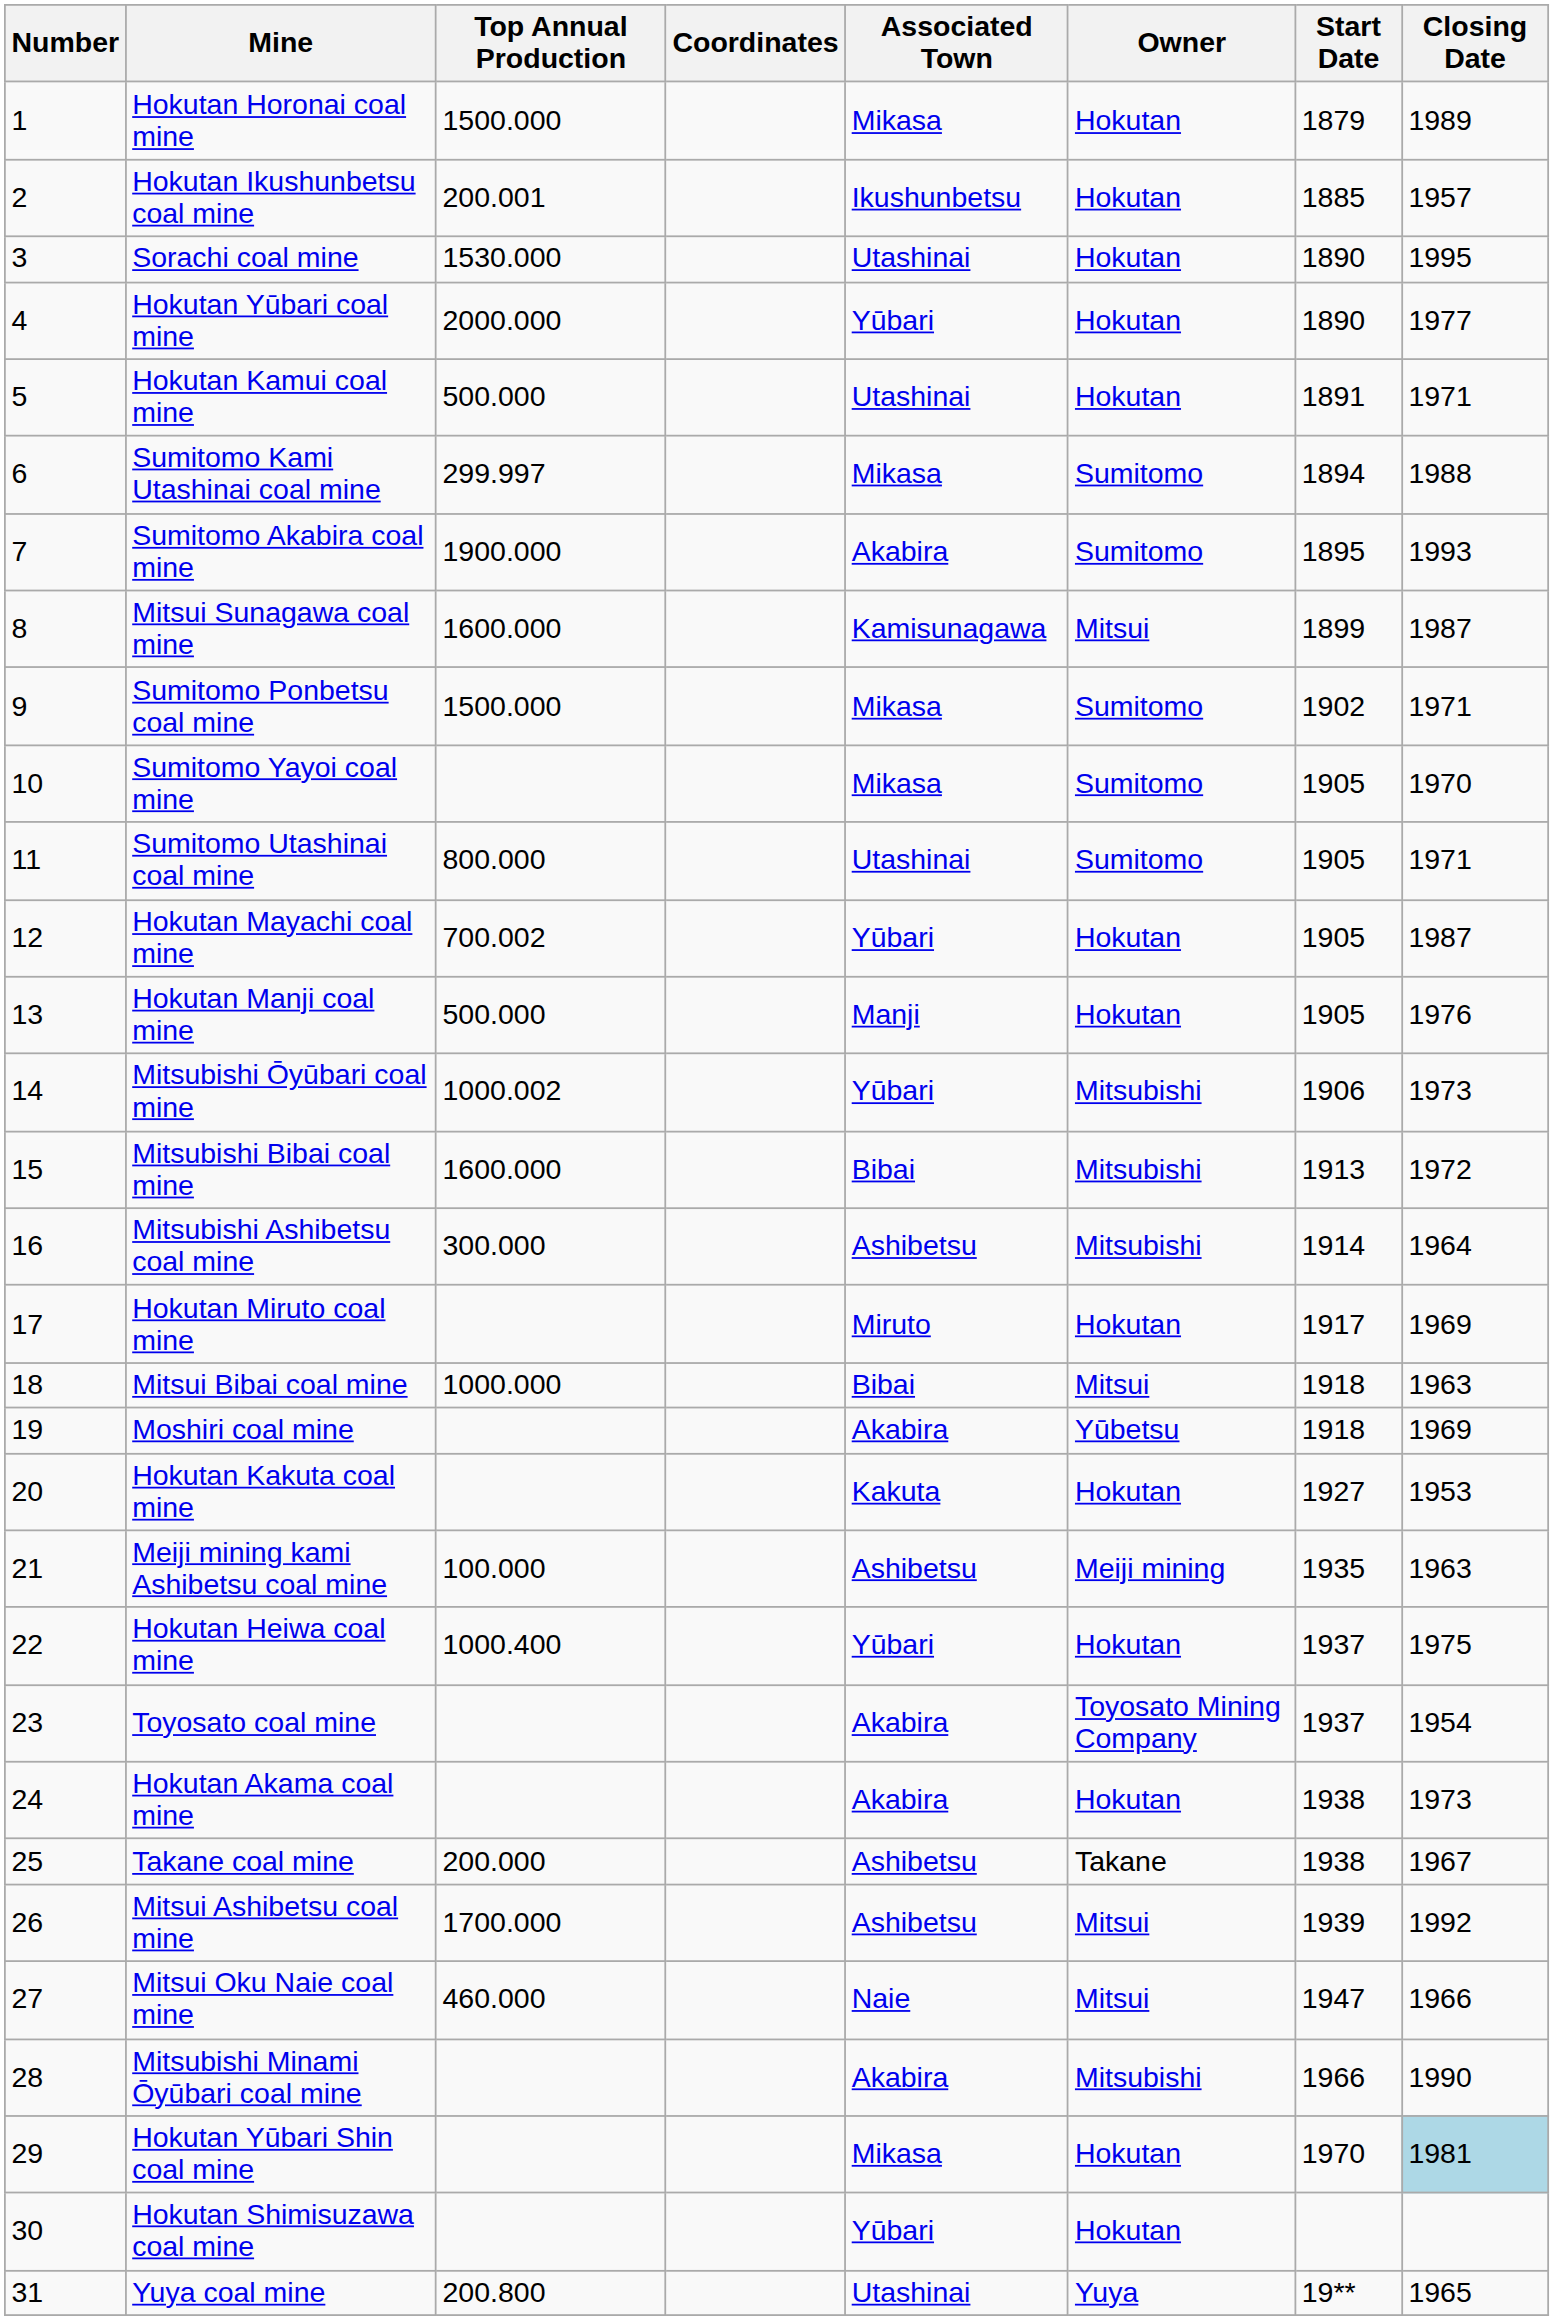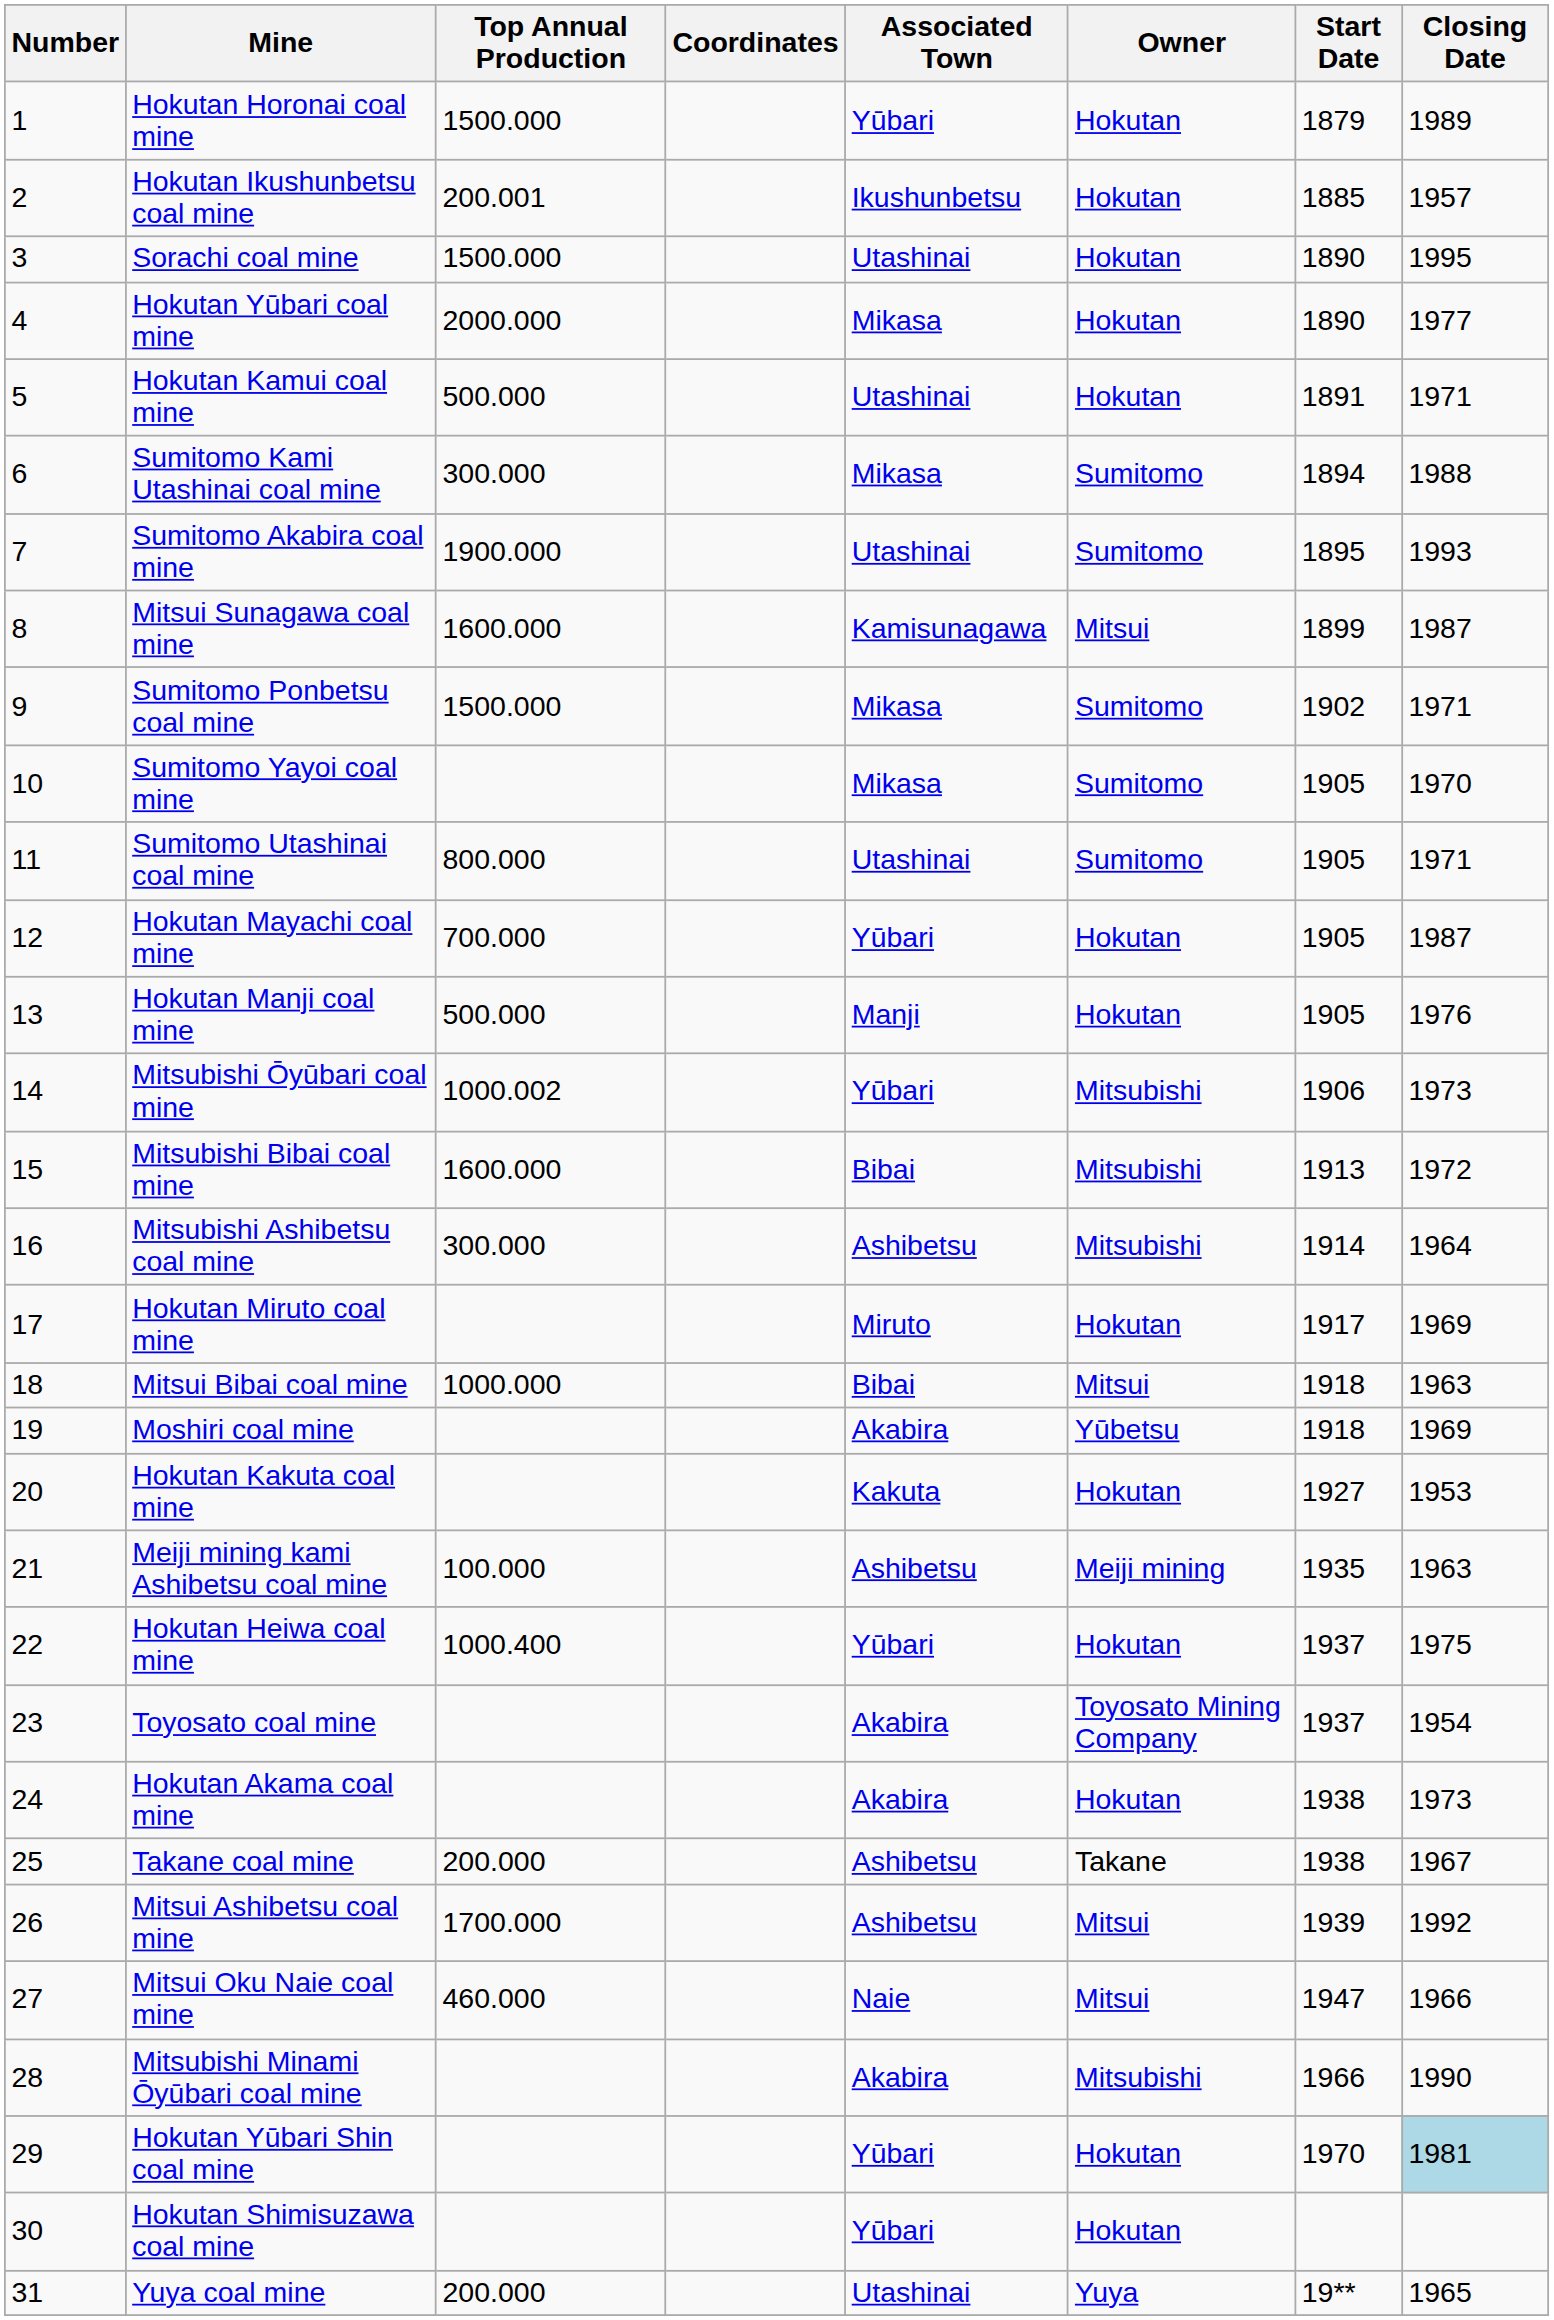(897, 120) Mikasa -> (893, 120) Yūbari
(502, 258) 1530.000 -> (502, 258) 1500.000
(893, 319) Yūbari -> (897, 319) Mikasa
(494, 474) 299.997 -> (494, 474) 300.000
(900, 551) Akabira -> (911, 551) Utashinai
(494, 937) 700.002 -> (494, 937) 700.000
(897, 2153) Mikasa -> (893, 2153) Yūbari
(494, 2292) 200.800 -> (494, 2292) 200.000
